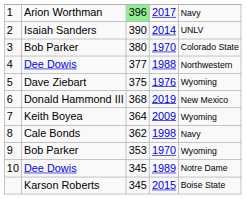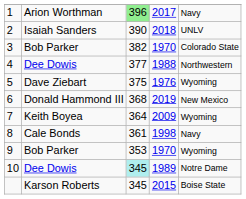(164, 30) 2014 -> (164, 30) 2018
(138, 47) 380 -> (138, 47) 382
(138, 133) 362 -> (138, 133) 361
(138, 168) no background -> (138, 168) paleturquoise background
